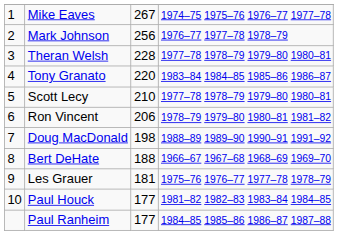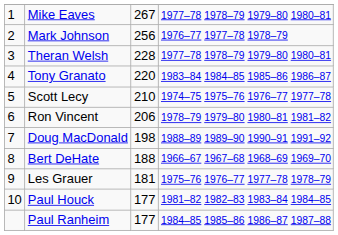(246, 15) 1974–75 1975–76 1976–77 1977–78 -> (246, 15) 1977–78 1978–79 1979–80 1980–81
(246, 97) 1977–78 1978–79 1979–80 1980–81 -> (246, 97) 1974–75 1975–76 1976–77 1977–78
